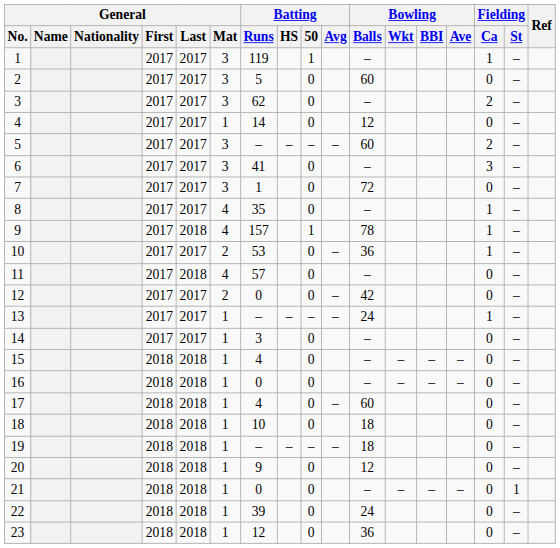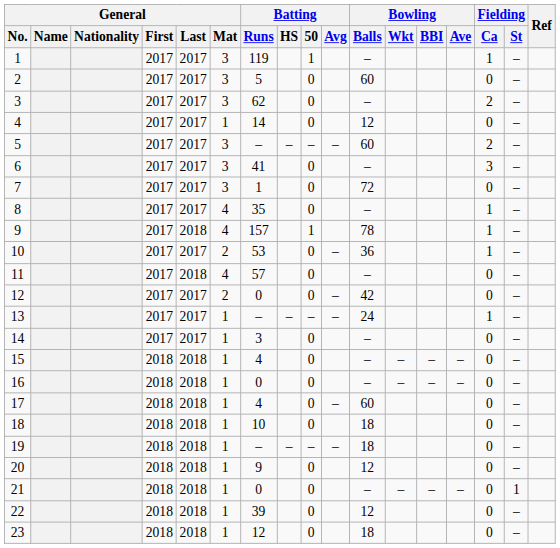(367, 511) 24 -> (367, 511) 12
(367, 532) 36 -> (367, 532) 18
